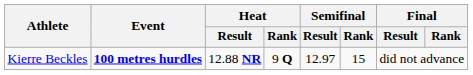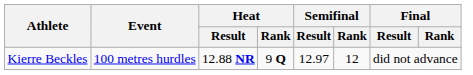(148, 58) bold -> (145, 58) normal
(358, 58) 15 -> (352, 58) 12
